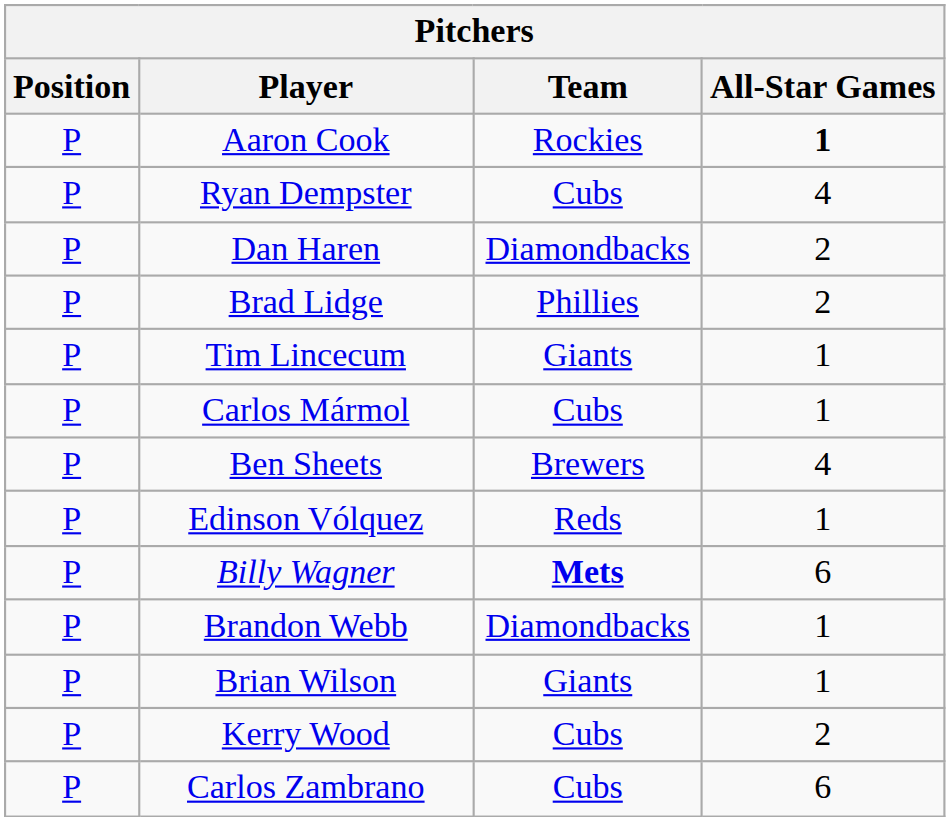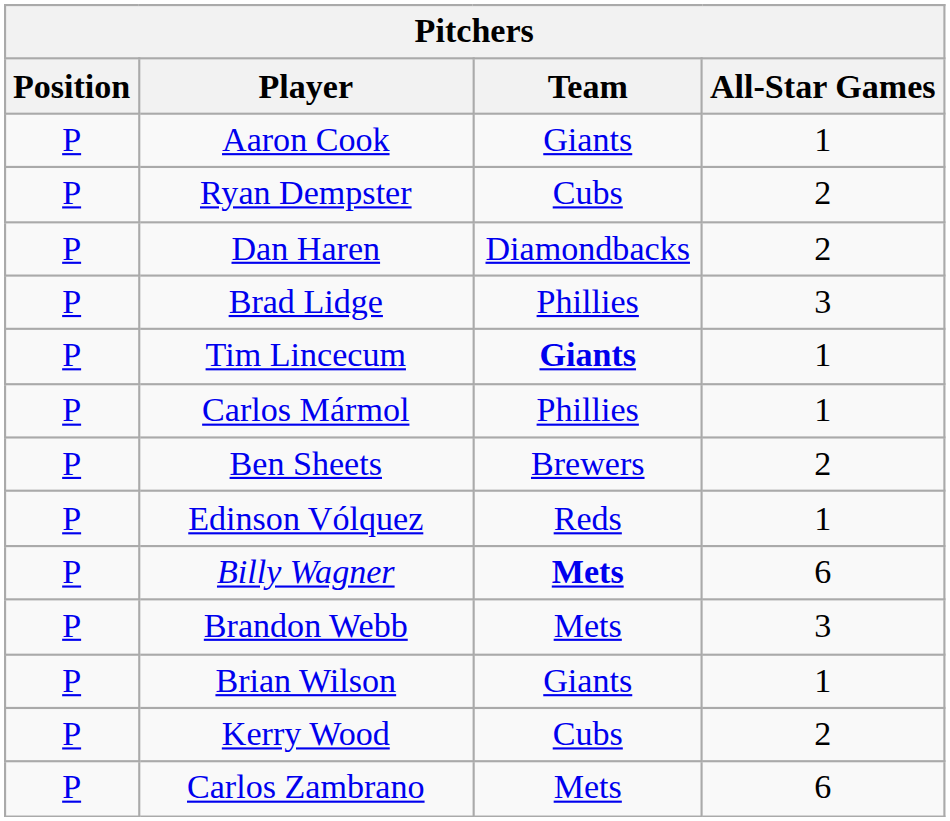(588, 139) Rockies -> (588, 139) Giants
(823, 139) bold -> (823, 139) normal
(823, 193) 4 -> (823, 193) 2
(823, 301) 2 -> (823, 301) 3
(588, 355) normal -> (588, 355) bold
(588, 409) Cubs -> (588, 409) Phillies
(823, 463) 4 -> (823, 463) 2
(588, 626) Diamondbacks -> (588, 626) Mets
(823, 626) 1 -> (823, 626) 3
(588, 788) Cubs -> (588, 788) Mets
